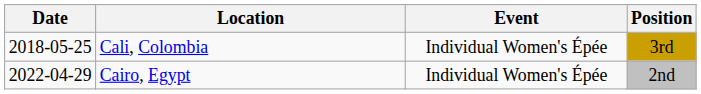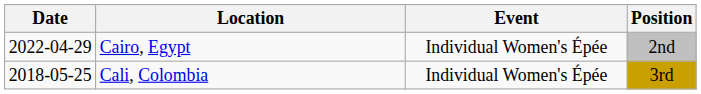rows swapped: (154, 46) <-> (145, 74)
